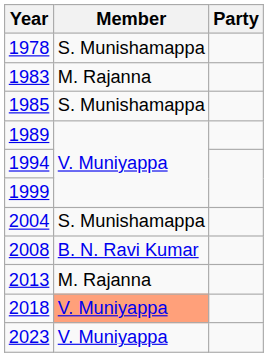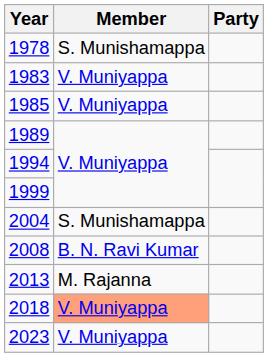(104, 76) M. Rajanna -> (113, 76) V. Muniyappa
(131, 105) S. Munishamappa -> (113, 105) V. Muniyappa
